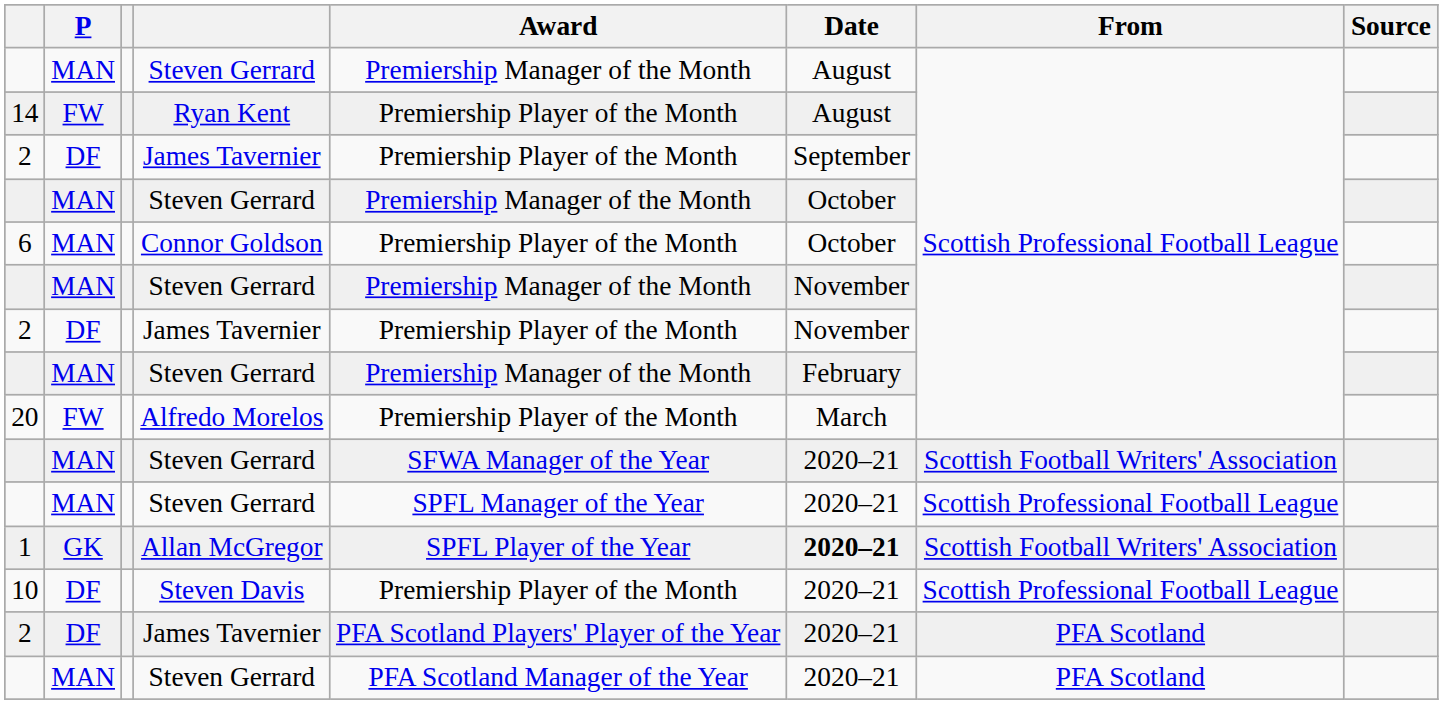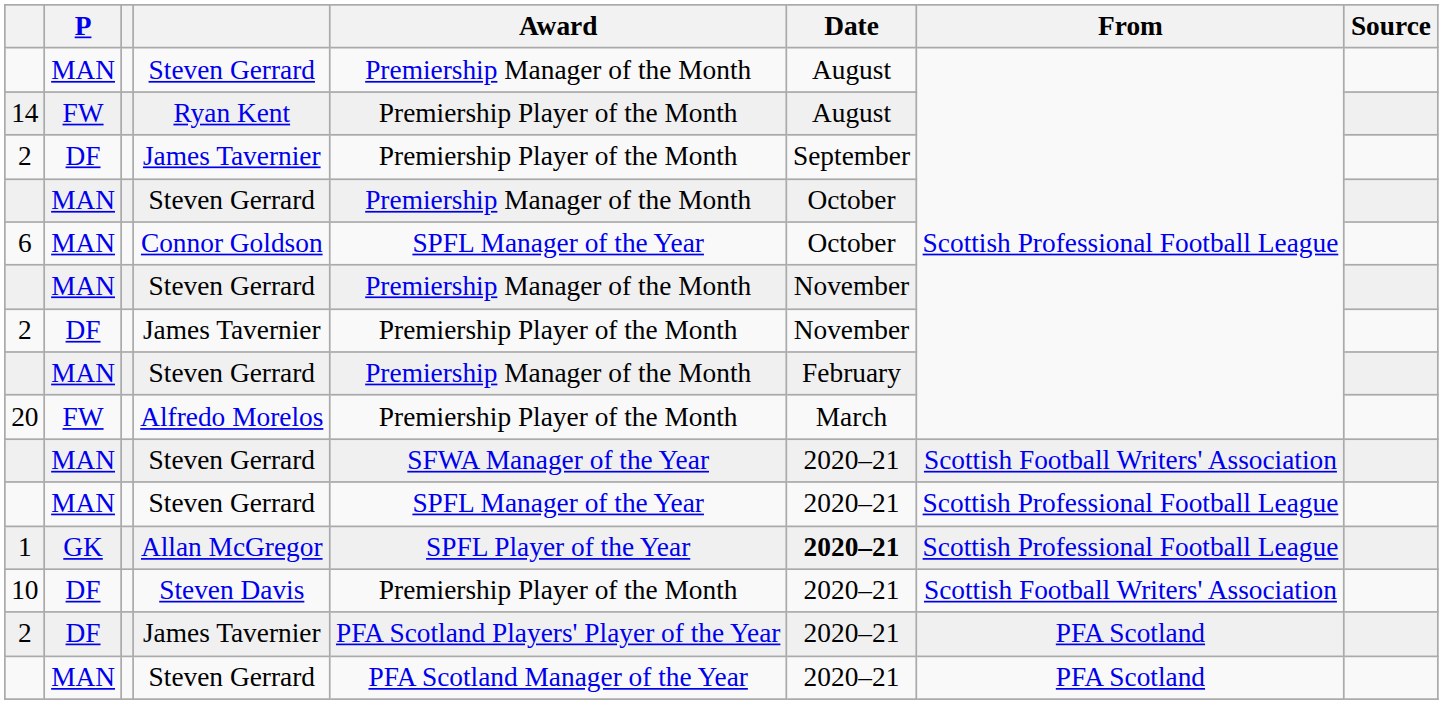(558, 243) Premiership Player of the Month -> (558, 243) SPFL Manager of the Year
(1130, 546) Scottish Football Writers' Association -> (1130, 546) Scottish Professional Football League
(1130, 590) Scottish Professional Football League -> (1130, 590) Scottish Football Writers' Association
